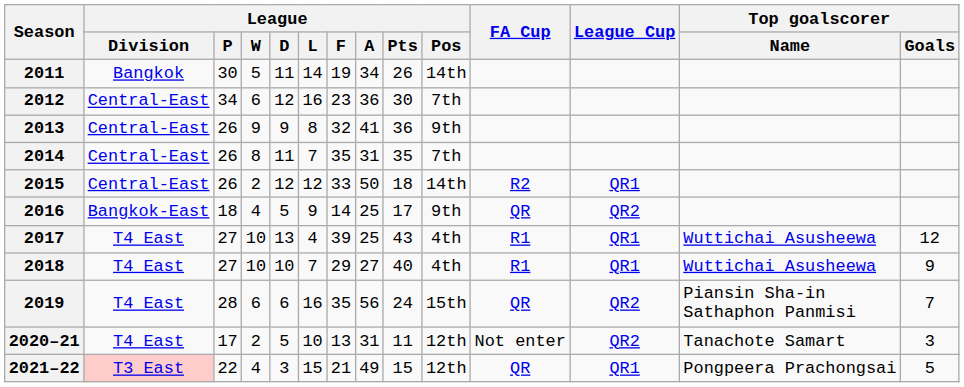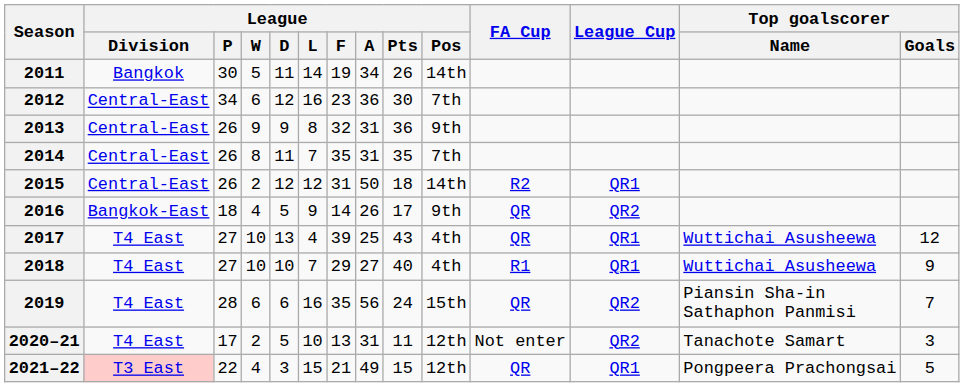(369, 129) 41 -> (369, 129) 31
(341, 184) 33 -> (341, 184) 31
(369, 211) 25 -> (369, 211) 26
(520, 239) R1 -> (520, 239) QR
